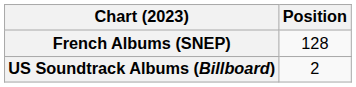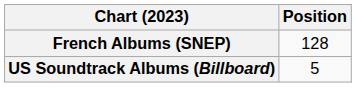(315, 69) 2 -> (315, 69) 5
